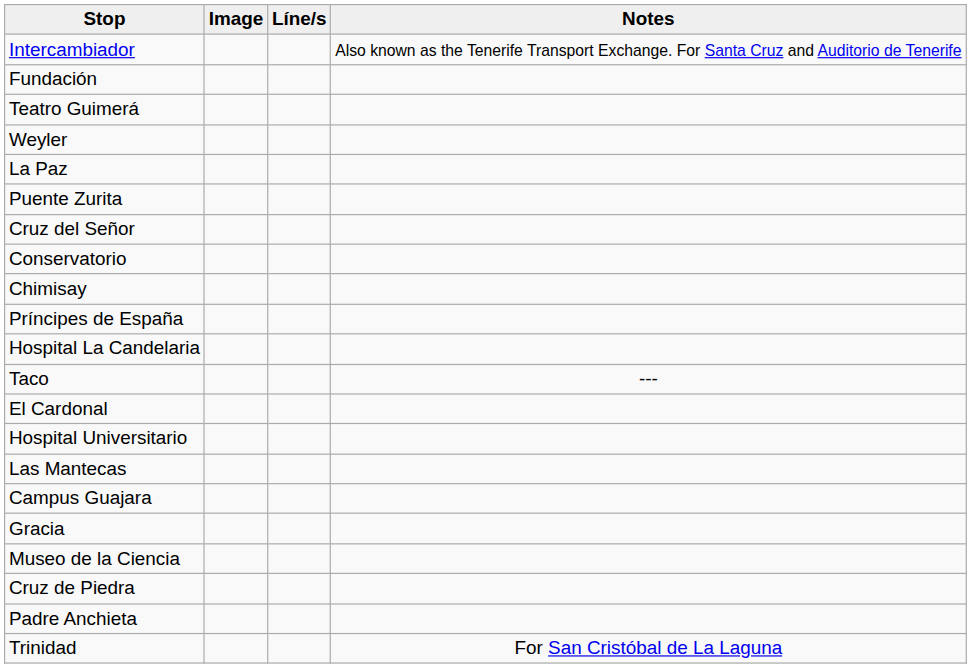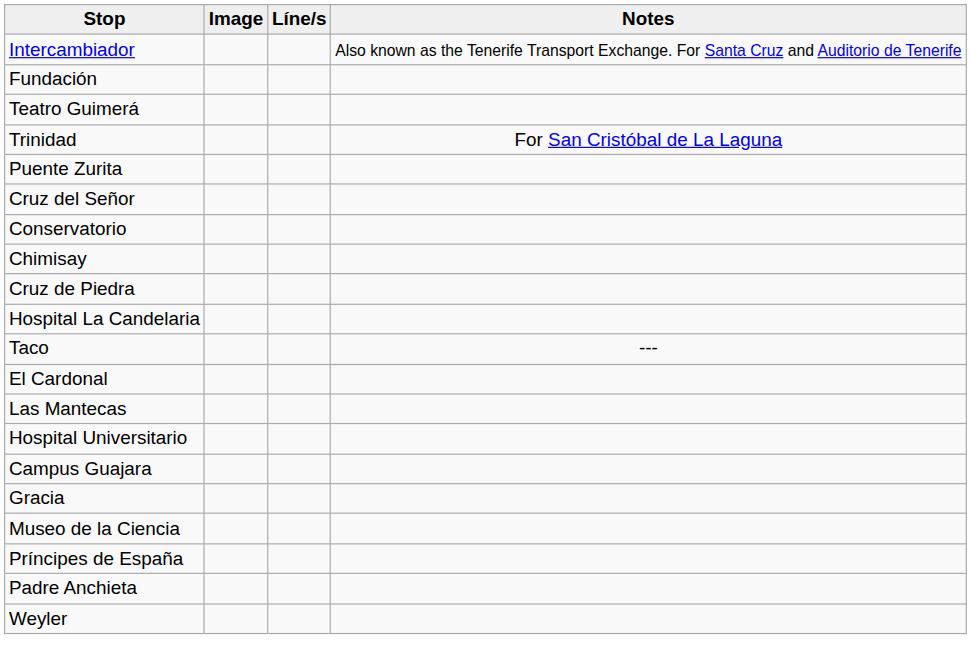rows swapped: (38, 139) <-> (43, 648)
- row: (38, 169)
rows swapped: (96, 318) <-> (72, 588)
rows swapped: (98, 438) <-> (68, 468)
